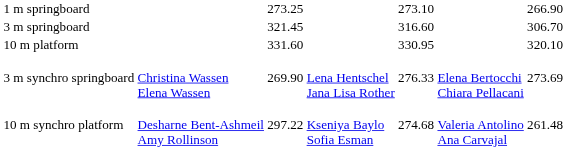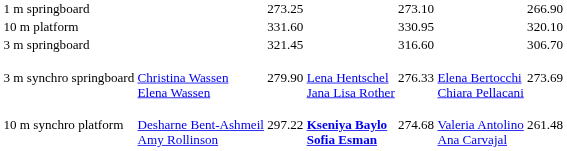rows swapped: (46, 26) <-> (41, 45)
(285, 77) 269.90 -> (285, 77) 279.90
(345, 132) normal -> (347, 132) bold
